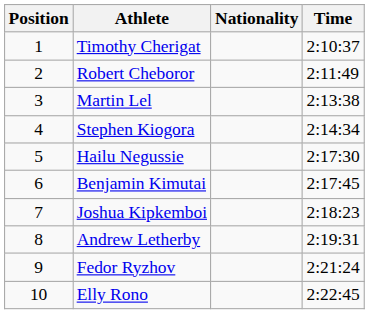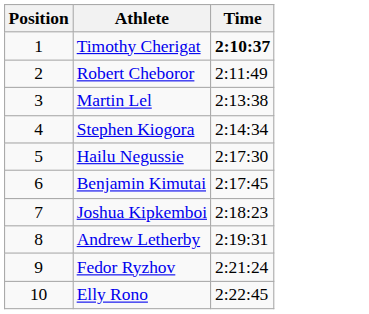- column: (257, 18)
(333, 45) normal -> (243, 45) bold
